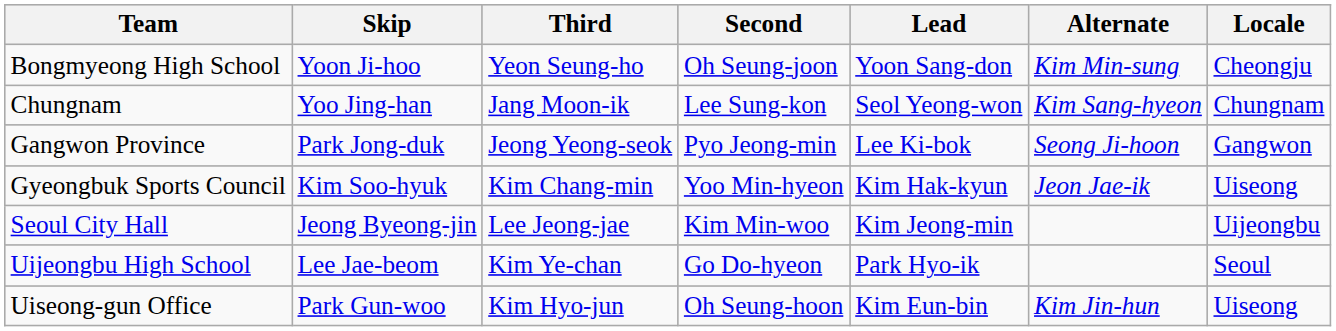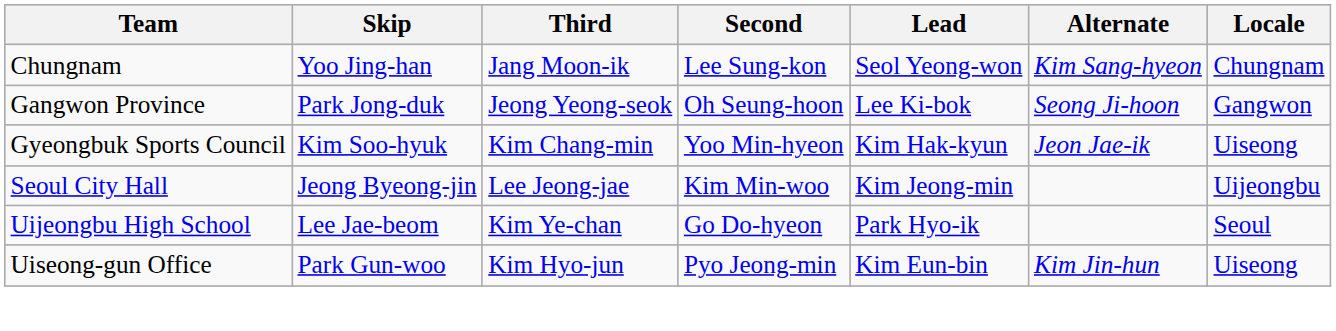- row: (145, 64)
(760, 144) Pyo Jeong-min -> (764, 104) Oh Seung-hoon
(764, 305) Oh Seung-hoon -> (760, 265) Pyo Jeong-min
